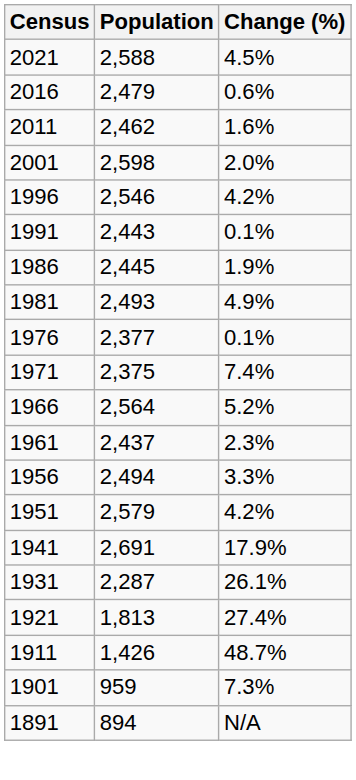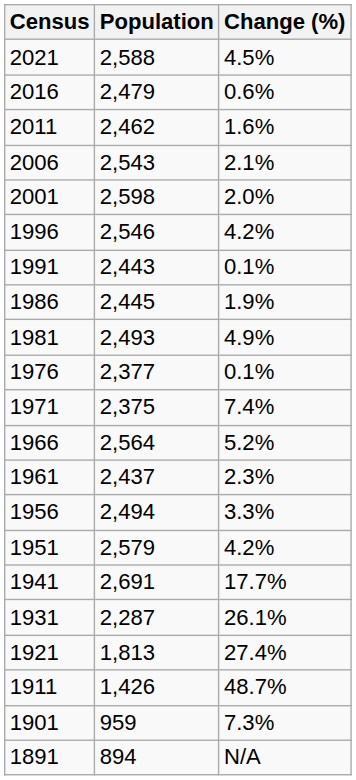+ row: (34, 162)
(255, 547) 17.9% -> (255, 582) 17.7%
